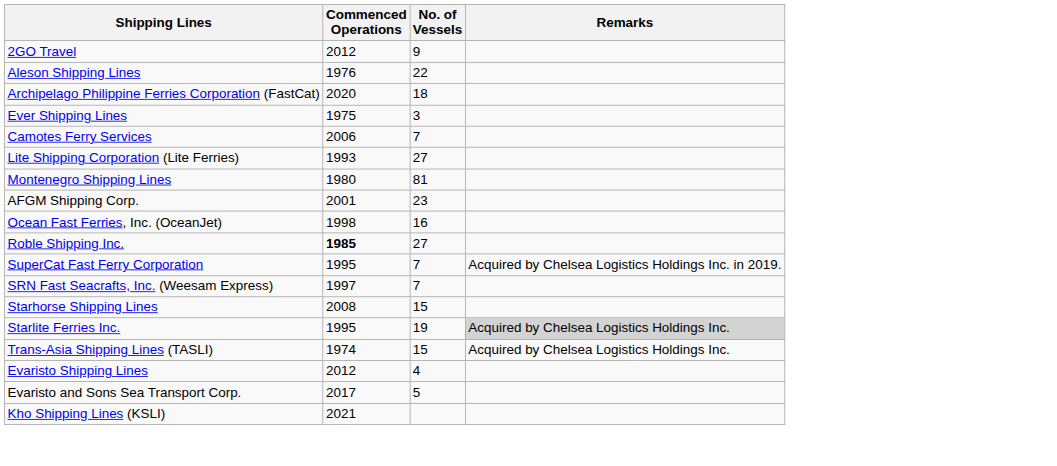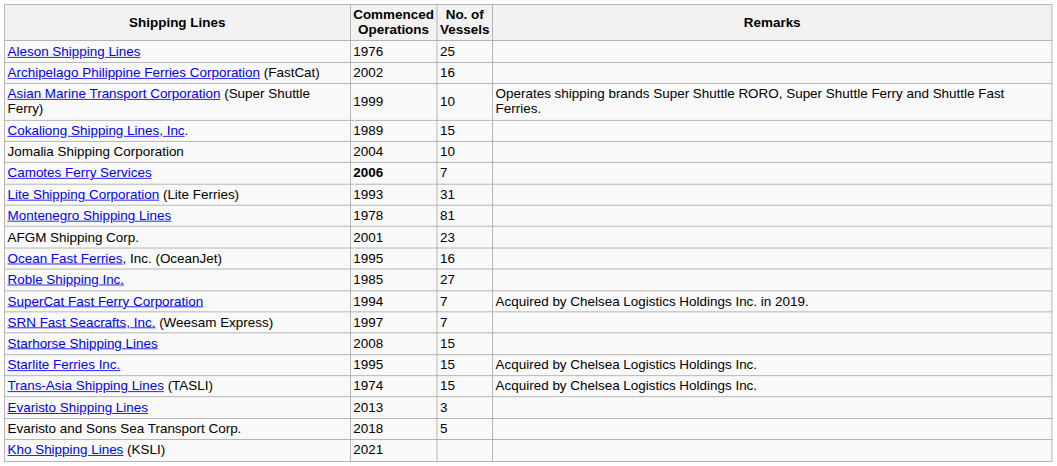- row: (42, 51)
(420, 72) 22 -> (448, 51) 25
(341, 94) 2020 -> (368, 72) 2002
(420, 94) 18 -> (448, 72) 16
+ row: (159, 101)
+ row: (98, 130)
- row: (67, 115)
+ row: (96, 151)
(341, 136) normal -> (368, 173) bold
(420, 158) 27 -> (448, 194) 31
(341, 179) 1980 -> (368, 215) 1978
(341, 222) 1998 -> (368, 258) 1995
(341, 243) bold -> (368, 279) normal
(341, 264) 1995 -> (368, 301) 1994
(420, 328) 19 -> (448, 365) 15
(599, 328) lightgrey background -> (626, 365) no background
(341, 371) 2012 -> (368, 407) 2013
(417, 371) 4 -> (444, 407) 3
(341, 392) 2017 -> (368, 429) 2018
